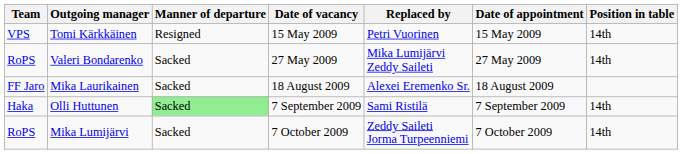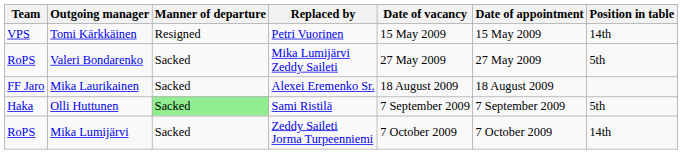columns swapped: (316, 14) <-> (418, 14)
(600, 60) 14th -> (597, 60) 5th
(600, 106) 14th -> (597, 106) 5th
